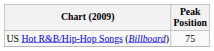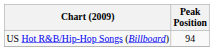(190, 38) 75 -> (190, 38) 94
